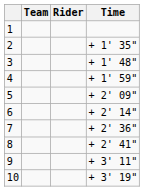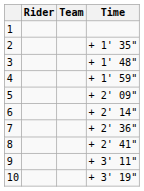columns swapped: (68, 13) <-> (36, 13)
